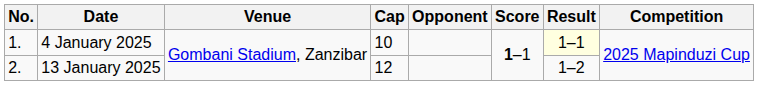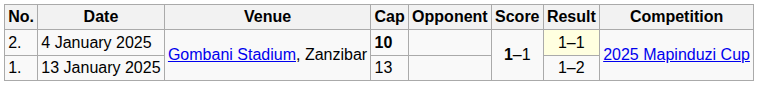(15, 42) 1. -> (15, 42) 2.
(383, 42) normal -> (383, 42) bold
(15, 67) 2. -> (15, 67) 1.
(383, 67) 12 -> (383, 67) 13
